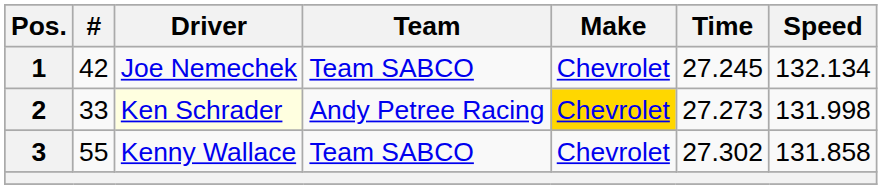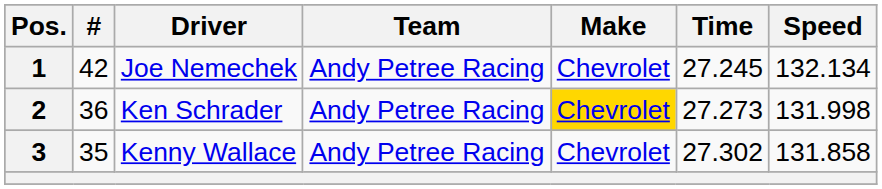(392, 68) Team SABCO -> (427, 68) Andy Petree Racing
(94, 110) 33 -> (94, 110) 36
(202, 110) lightyellow background -> (202, 110) no background
(94, 152) 55 -> (94, 152) 35
(392, 152) Team SABCO -> (427, 152) Andy Petree Racing
